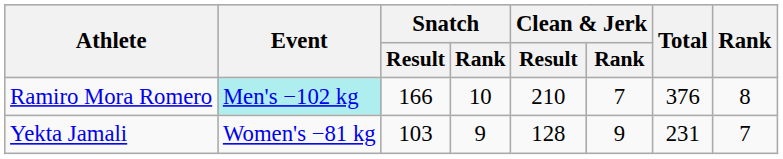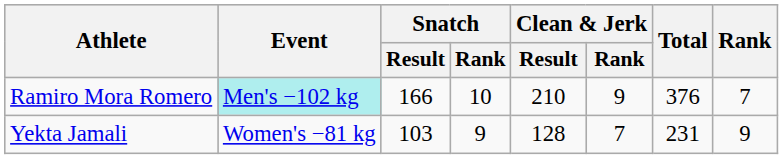(619, 96) 7 -> (619, 96) 9
(745, 96) 8 -> (745, 96) 7
(619, 134) 9 -> (619, 134) 7
(745, 134) 7 -> (745, 134) 9
